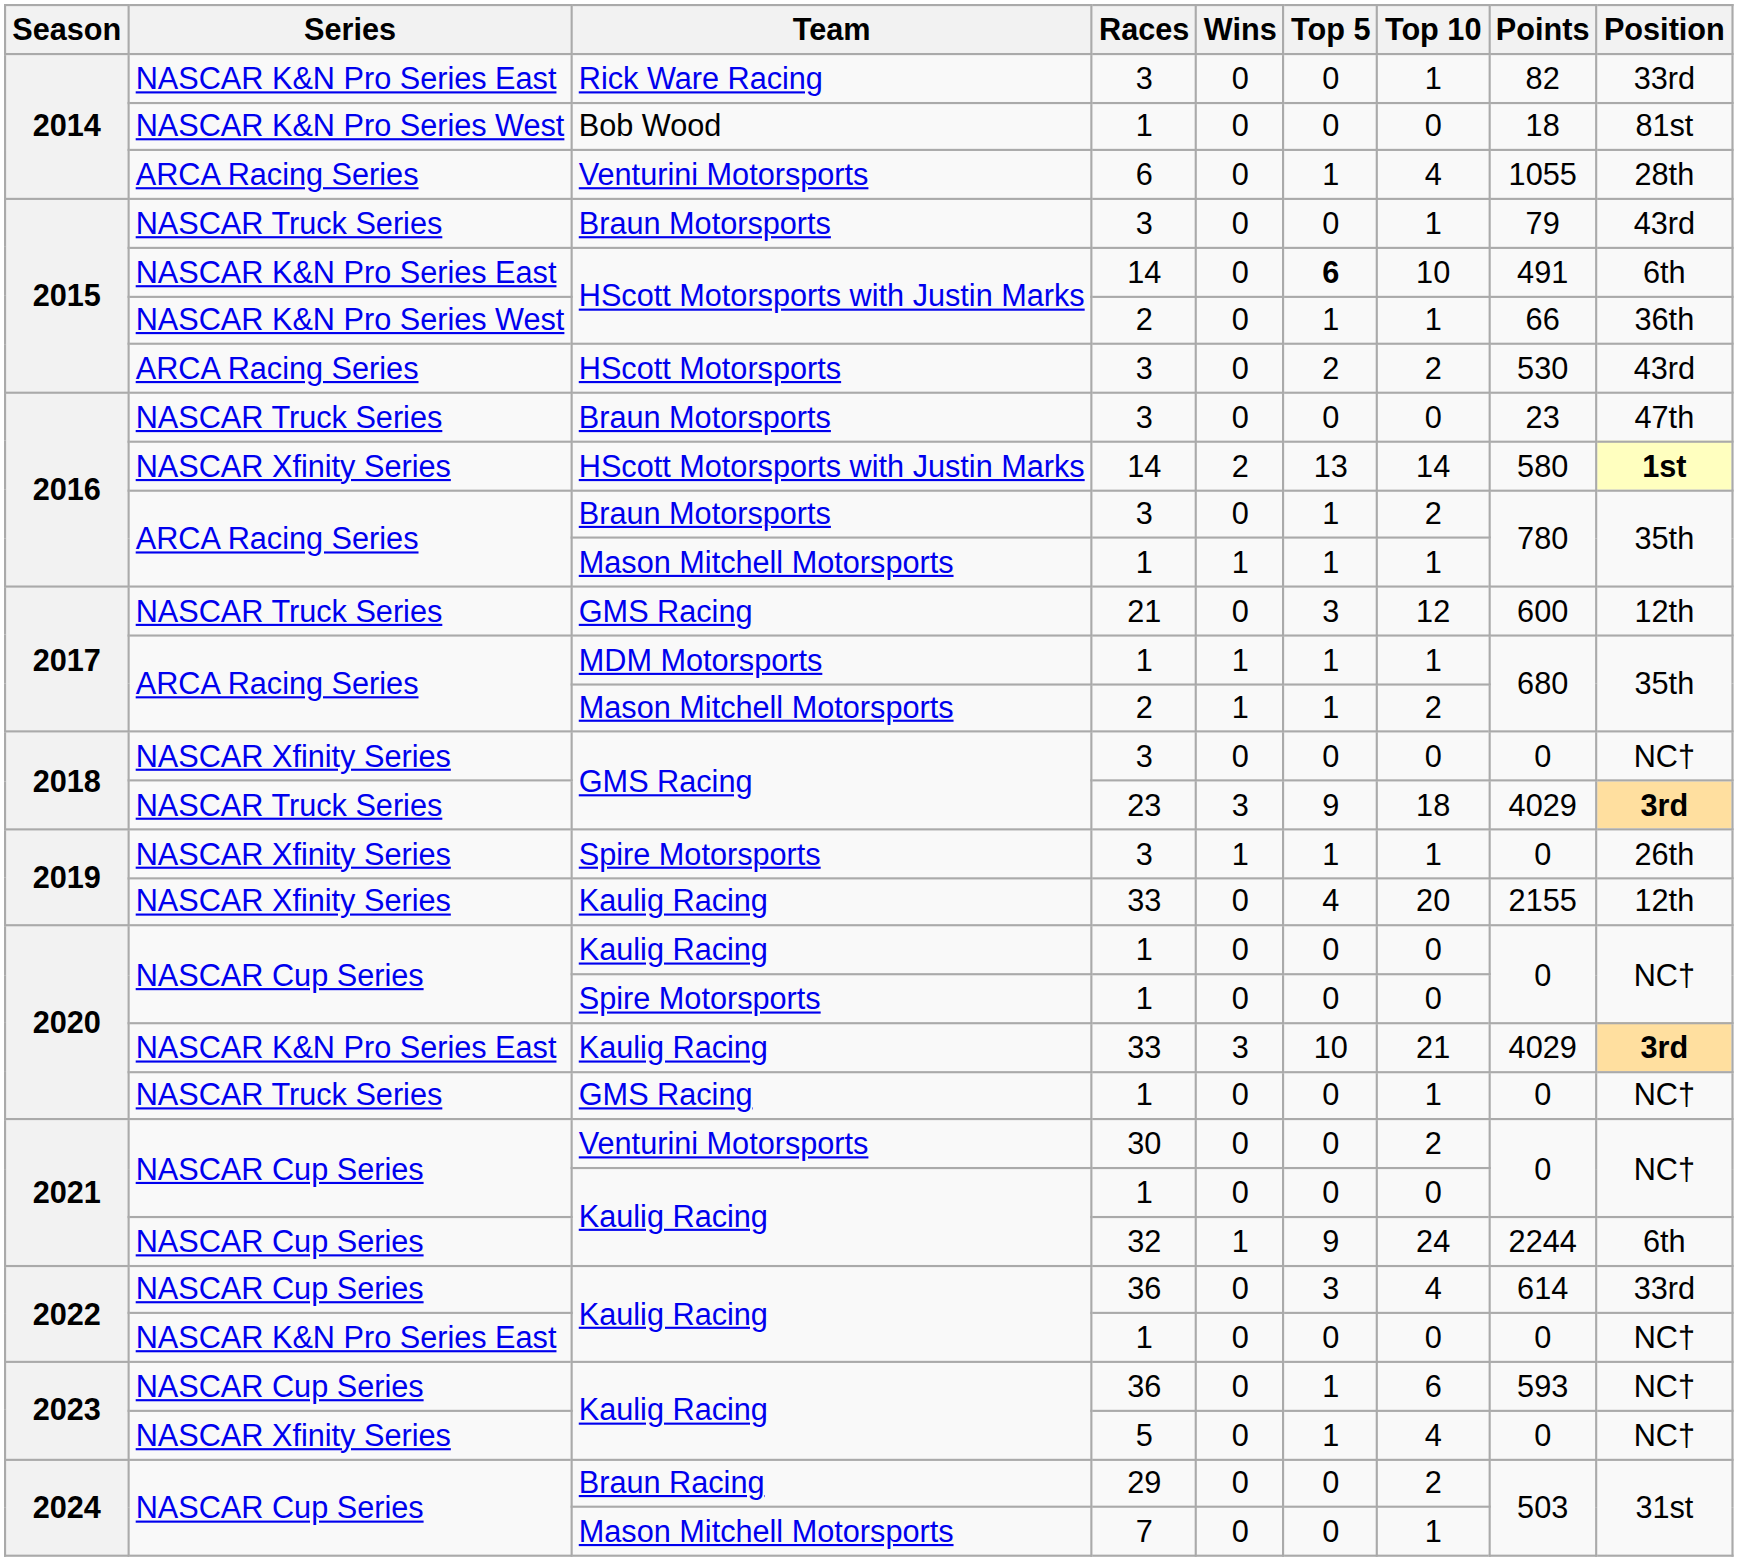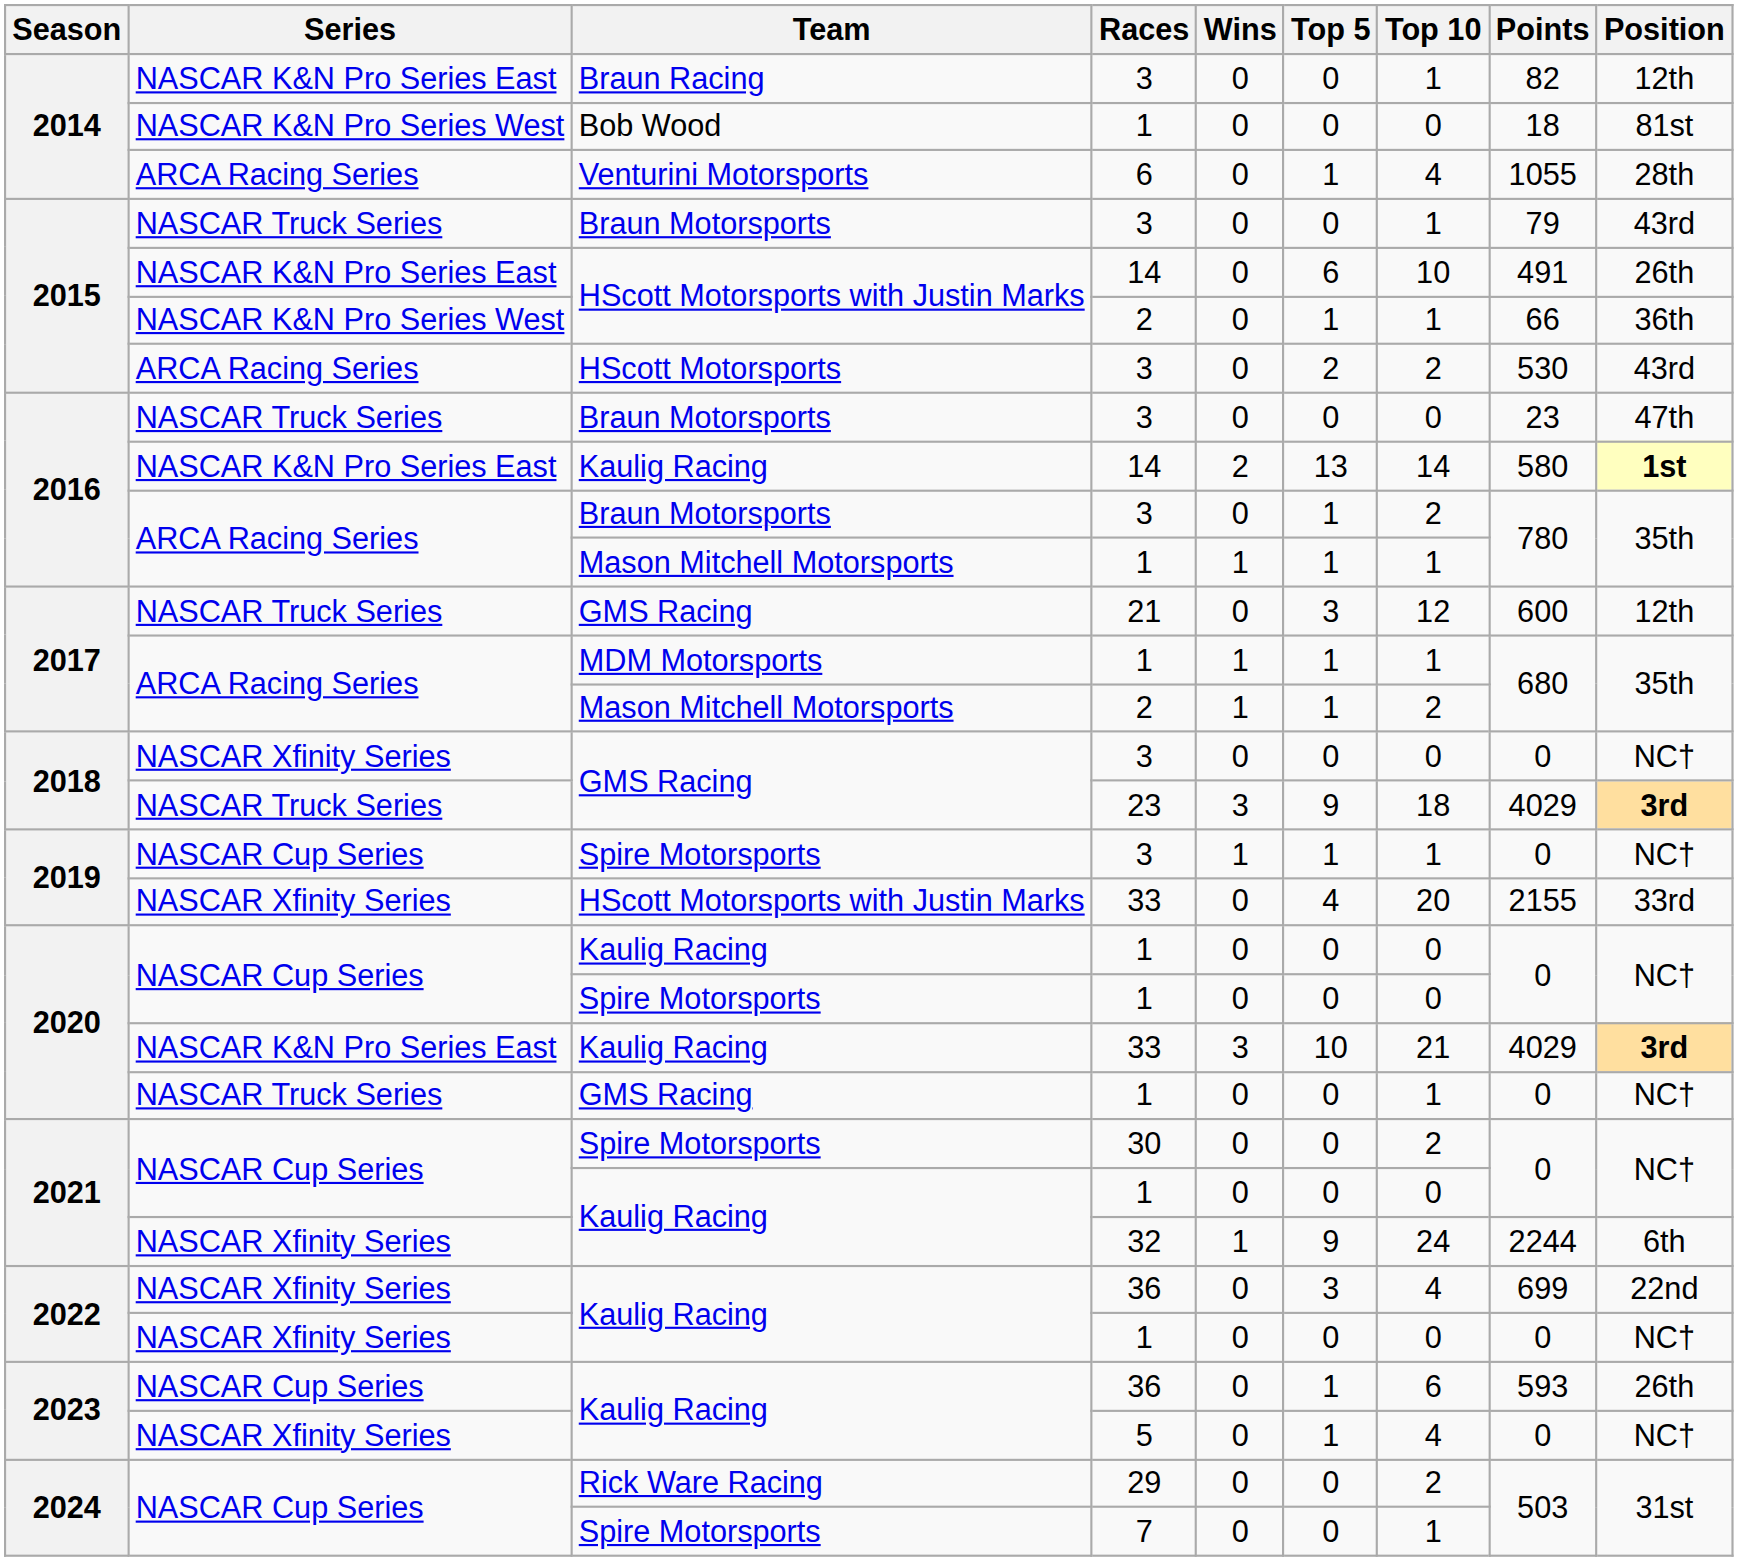(701, 78) Rick Ware Racing -> (672, 78) Braun Racing
(1664, 78) 33rd -> (1664, 78) 12th
(1331, 272) bold -> (1331, 272) normal
(1664, 272) 6th -> (1664, 272) 26th
(293, 466) NASCAR Xfinity Series -> (346, 466) NASCAR K&N Pro Series East
(832, 466) HScott Motorsports with Justin Marks -> (673, 466) Kaulig Racing
(293, 853) NASCAR Xfinity Series -> (280, 853) NASCAR Cup Series
(1664, 853) 26th -> (1664, 853) NC†
(673, 902) Kaulig Racing -> (832, 902) HScott Motorsports with Justin Marks
(1664, 902) 12th -> (1664, 902) 33rd
(724, 1144) Venturini Motorsports -> (700, 1144) Spire Motorsports
(280, 1241) NASCAR Cup Series -> (293, 1241) NASCAR Xfinity Series
(280, 1290) NASCAR Cup Series -> (293, 1290) NASCAR Xfinity Series
(1543, 1290) 614 -> (1543, 1290) 699
(1664, 1290) 33rd -> (1664, 1290) 22nd
(346, 1338) NASCAR K&N Pro Series East -> (293, 1338) NASCAR Xfinity Series
(1664, 1386) NC† -> (1664, 1386) 26th
(672, 1483) Braun Racing -> (701, 1483) Rick Ware Racing
(766, 1532) Mason Mitchell Motorsports -> (700, 1532) Spire Motorsports
